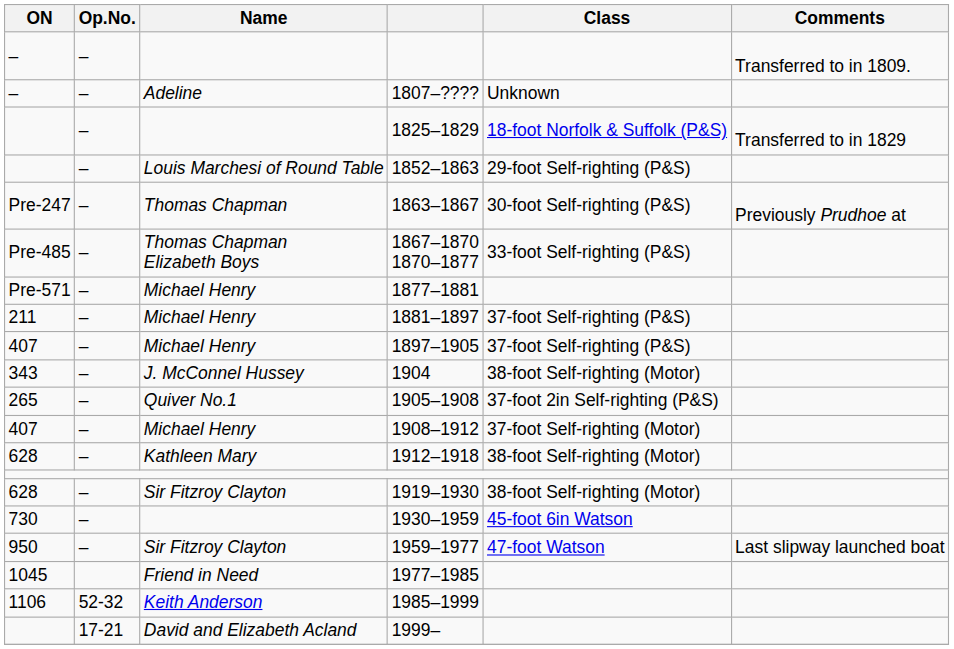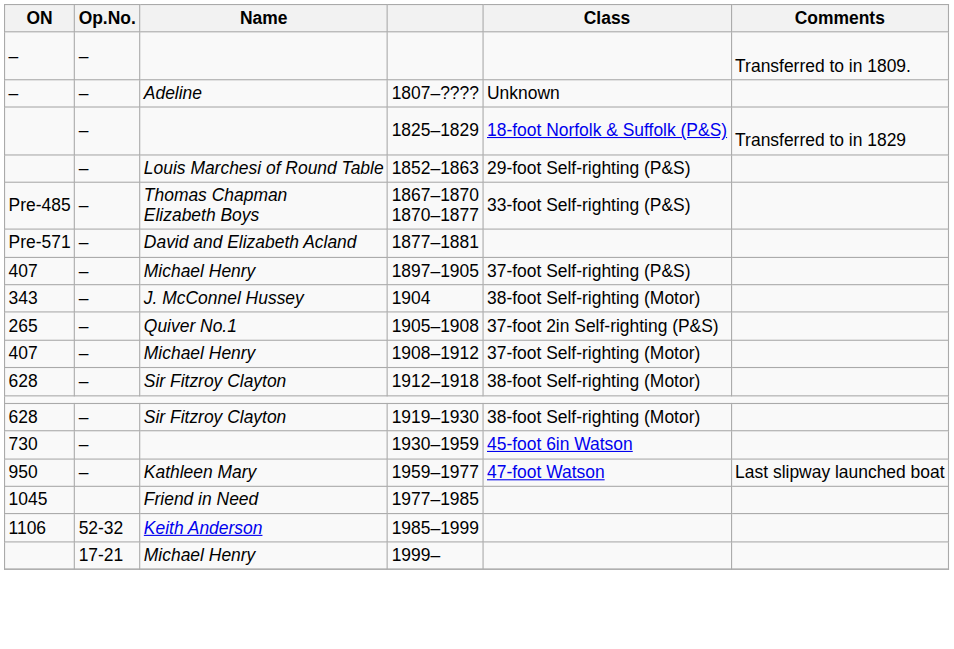- row: (40, 205)
(200, 290) Michael Henry -> (250, 243) David and Elizabeth Acland
- row: (22, 318)
(200, 456) Kathleen Mary -> (215, 381) Sir Fitzroy Clayton
(215, 547) Sir Fitzroy Clayton -> (200, 472) Kathleen Mary
(250, 630) David and Elizabeth Acland -> (200, 555) Michael Henry
